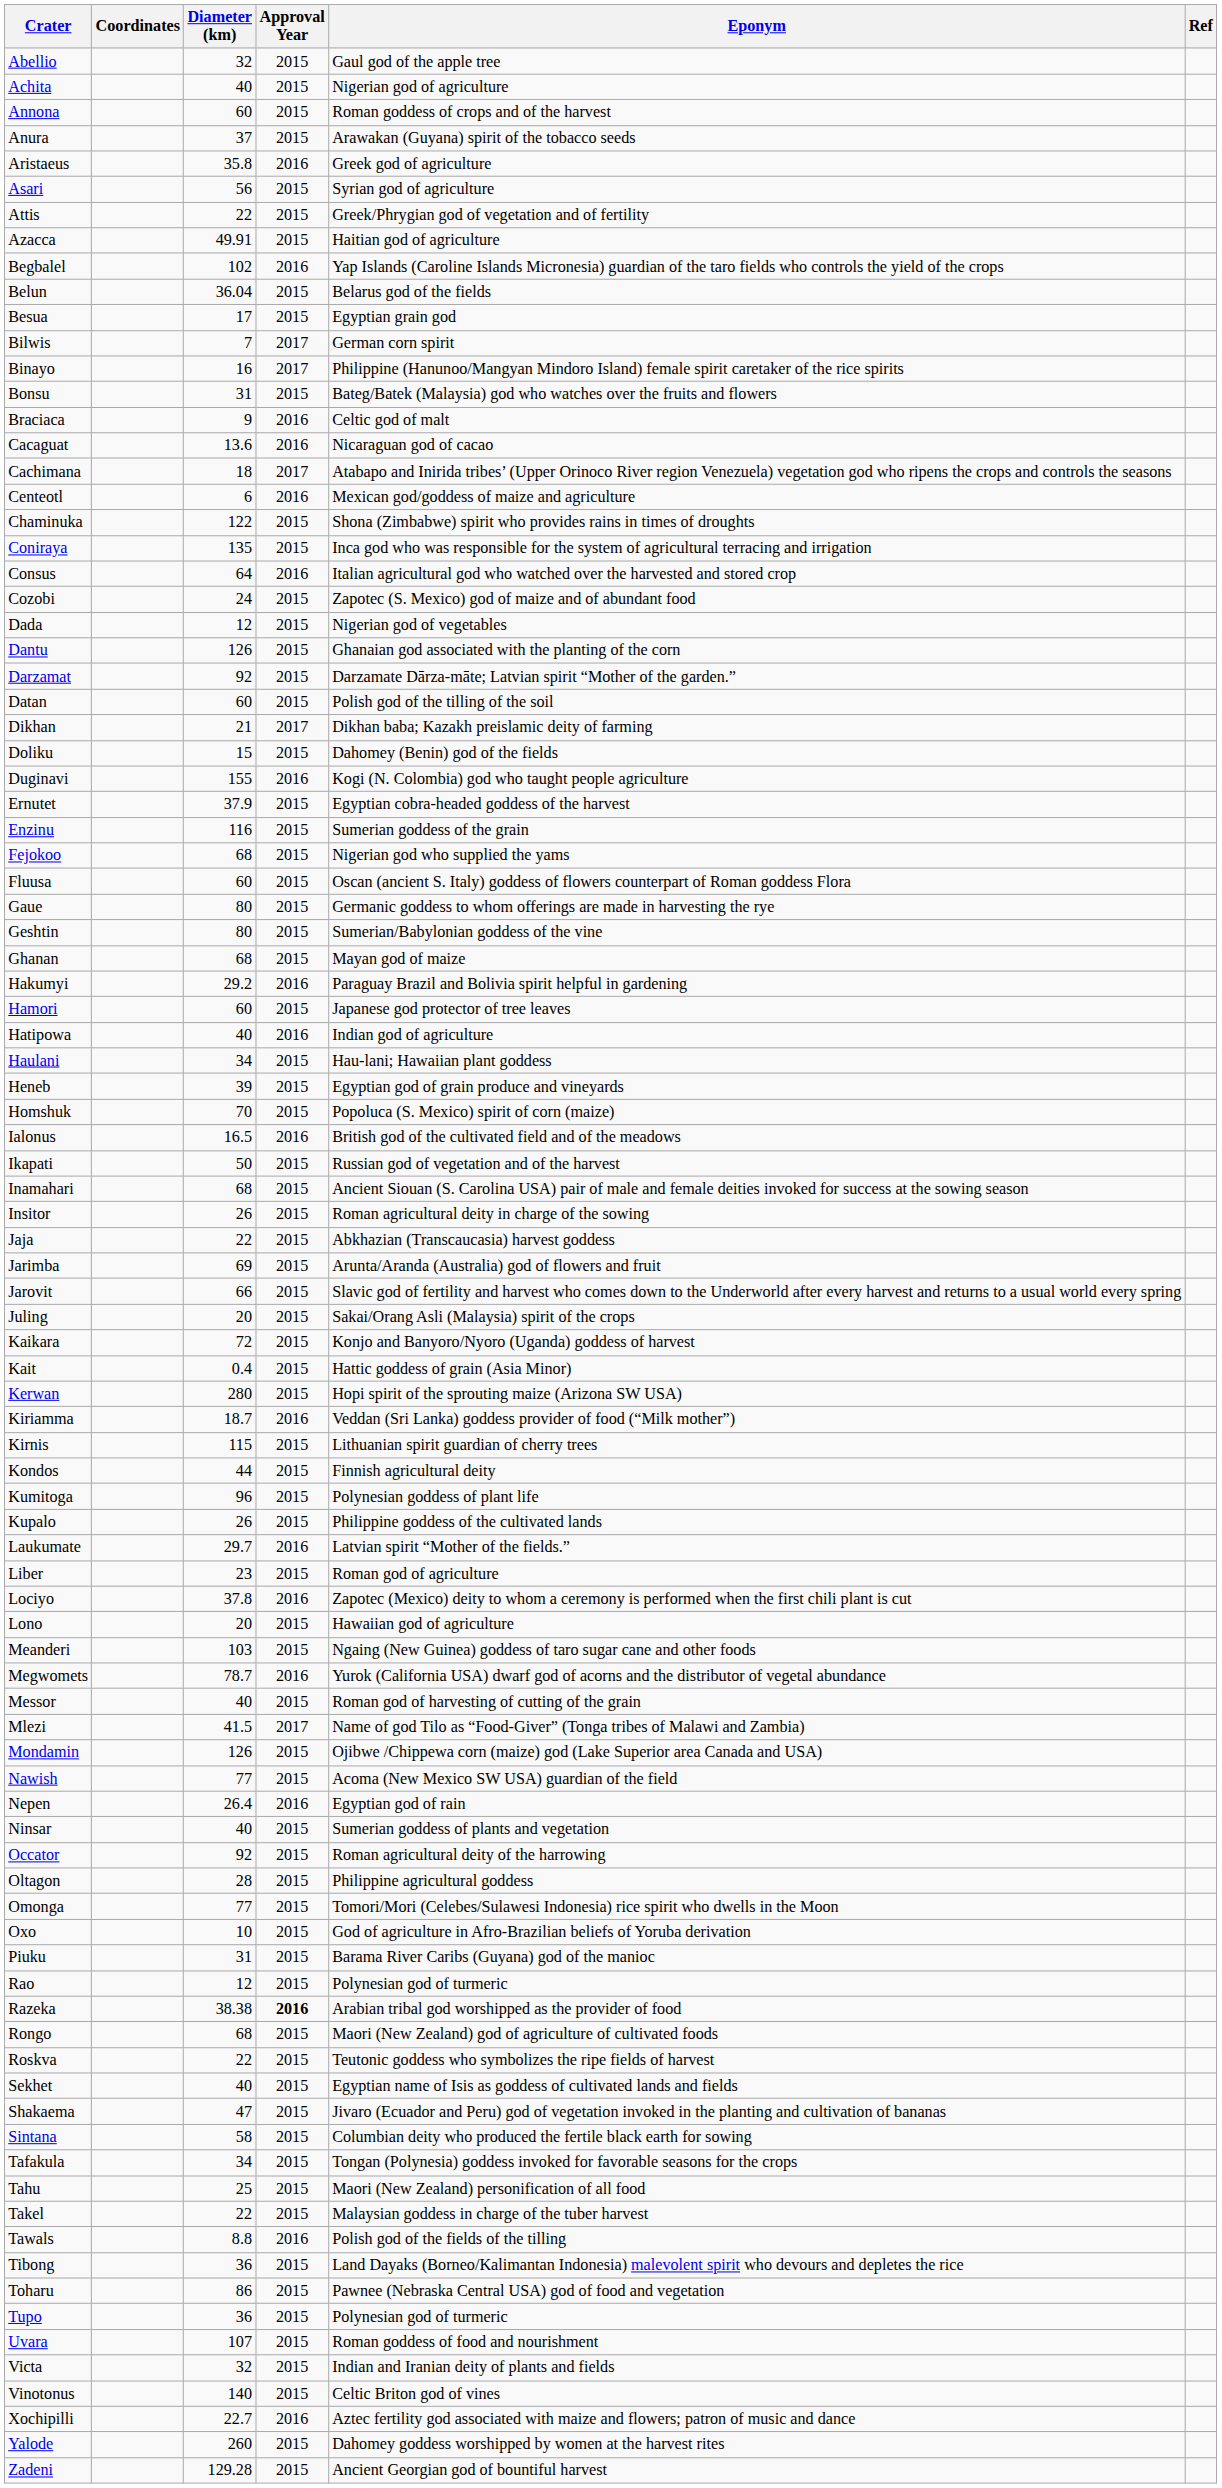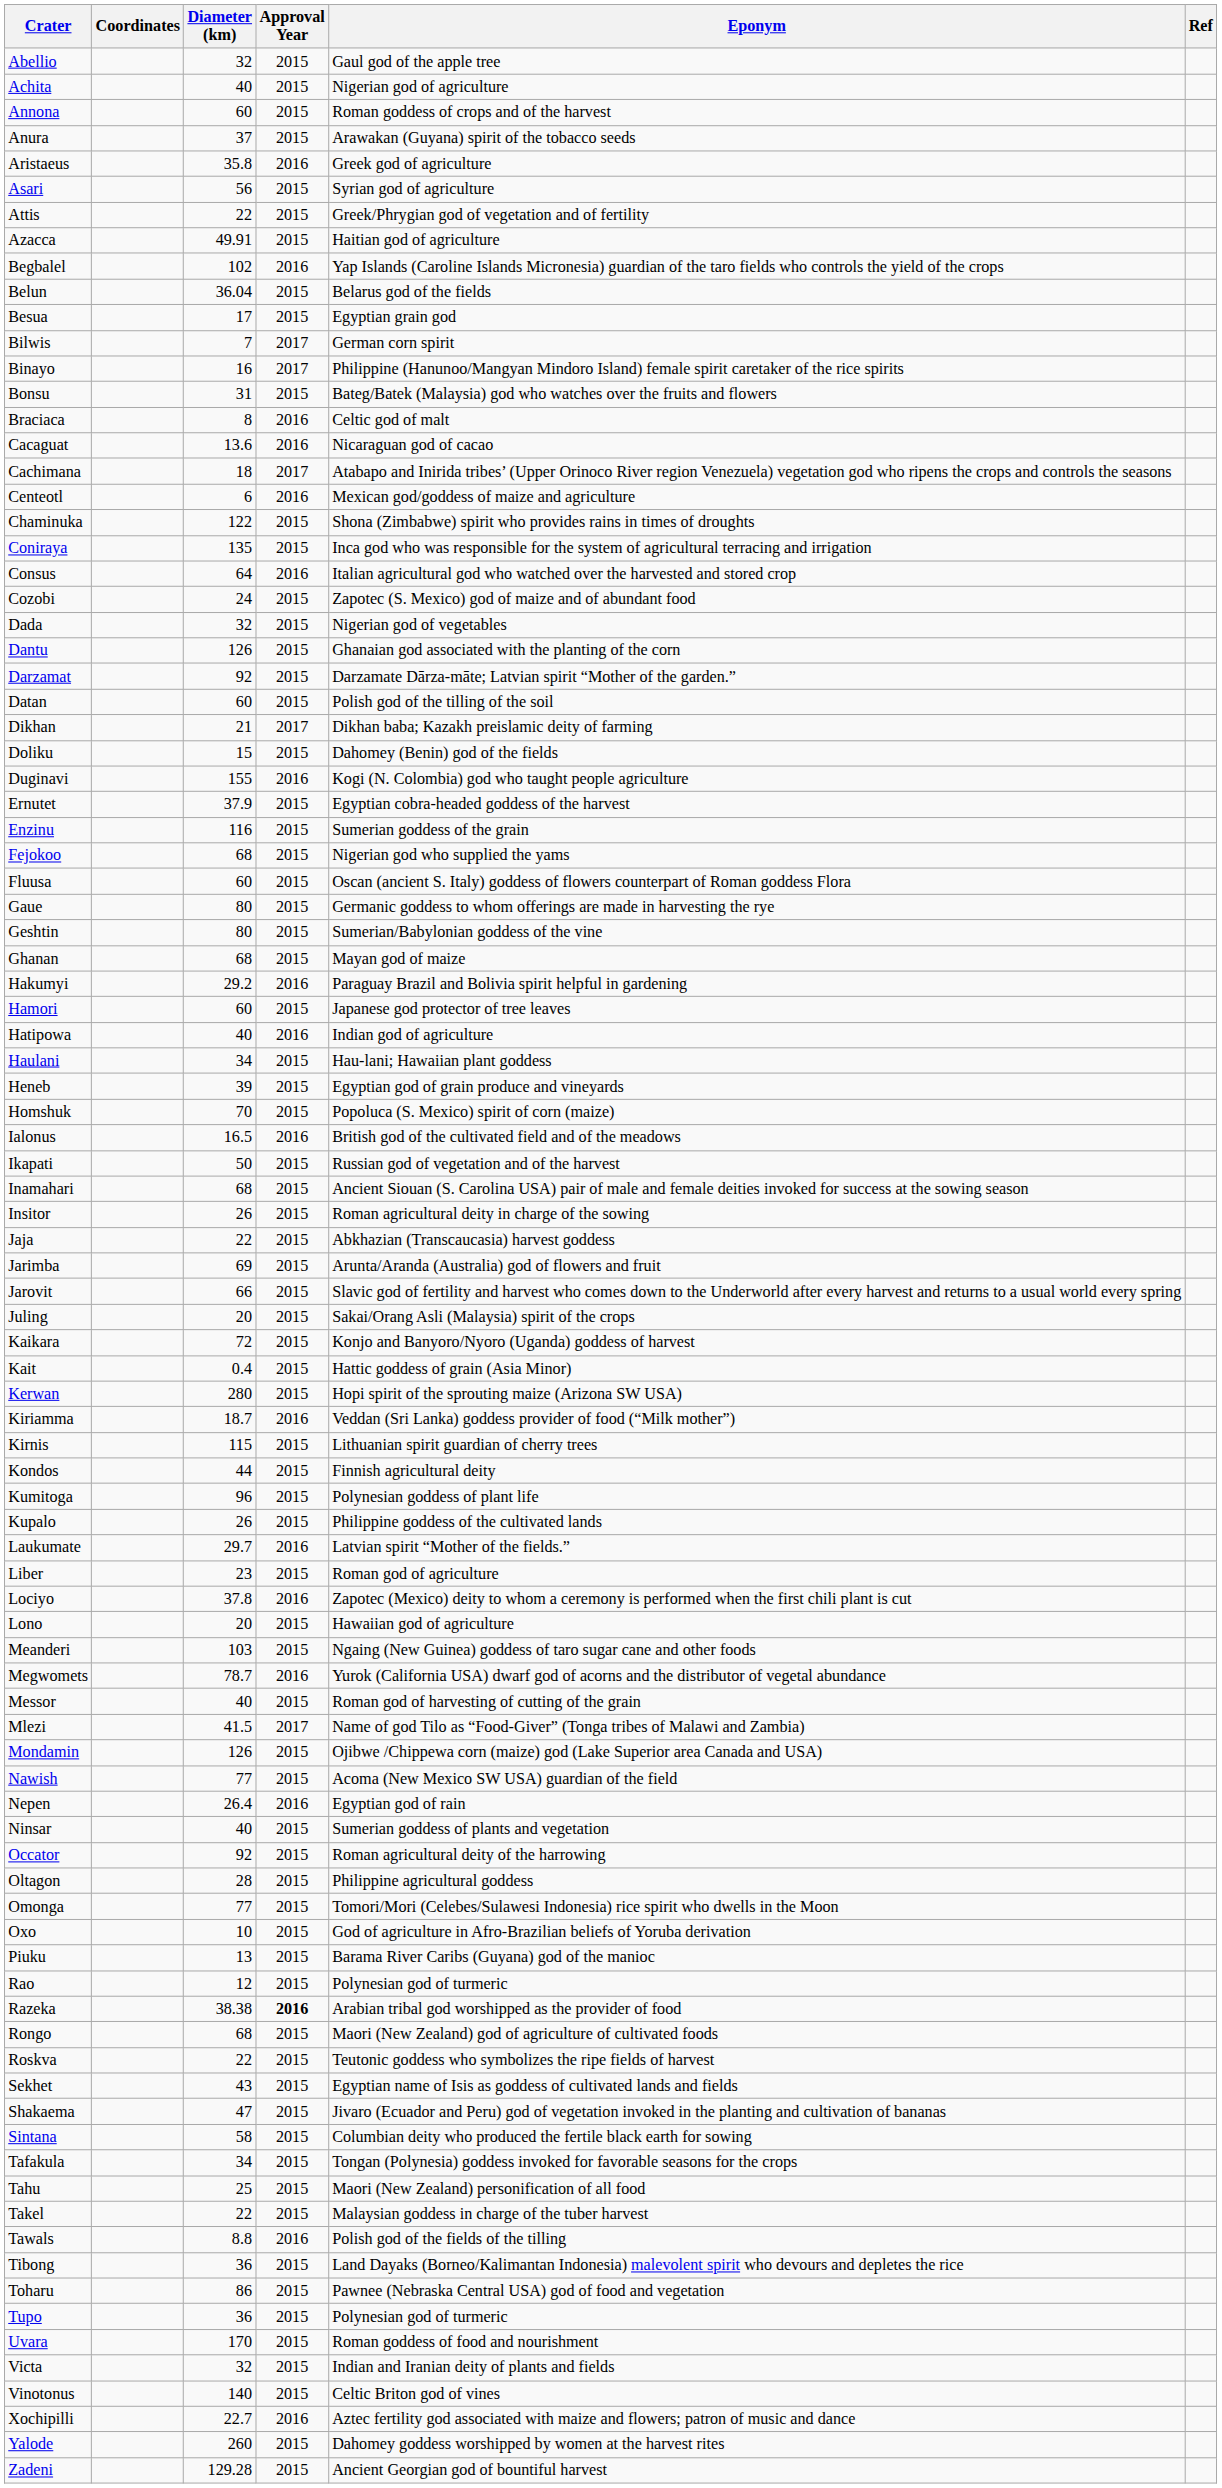(248, 419) 9 -> (248, 419) 8
(244, 624) 12 -> (244, 624) 32
(244, 1957) 31 -> (244, 1957) 13
(244, 2085) 40 -> (244, 2085) 43
(240, 2342) 107 -> (240, 2342) 170
